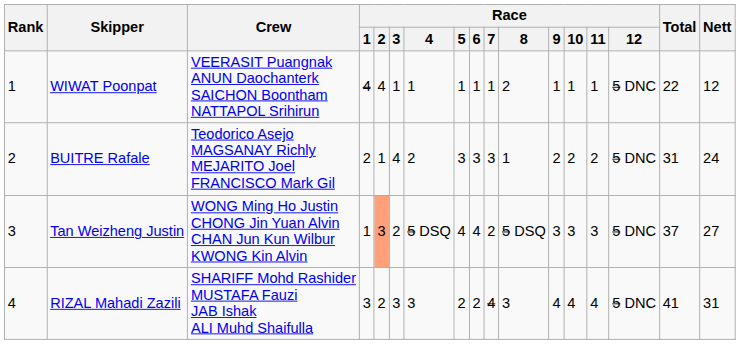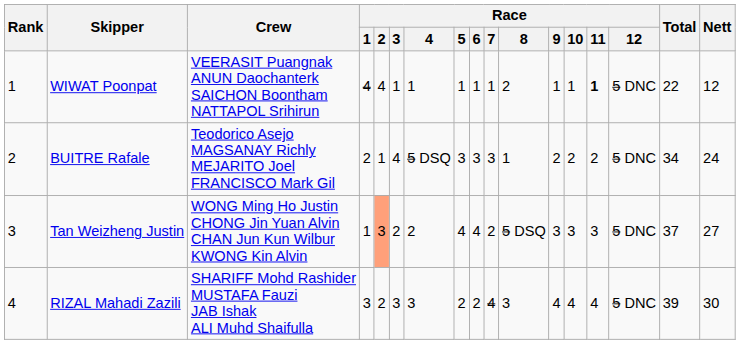(594, 86) normal -> (594, 86) bold
(411, 159) 2 -> (429, 159) 5 DSQ
(671, 159) 31 -> (671, 159) 34
(429, 231) 5 DSQ -> (411, 231) 2
(671, 303) 41 -> (671, 303) 39
(711, 303) 31 -> (711, 303) 30
